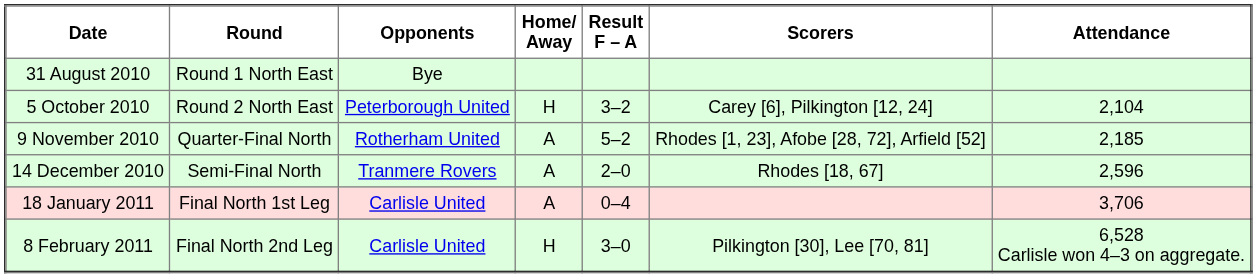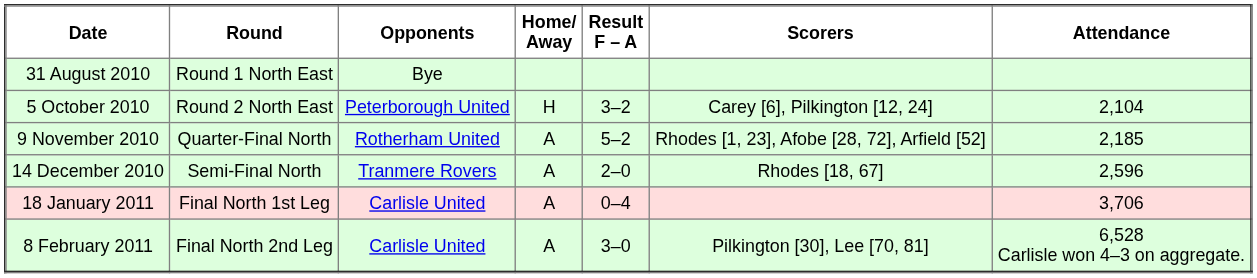(549, 245) H -> (549, 245) A
